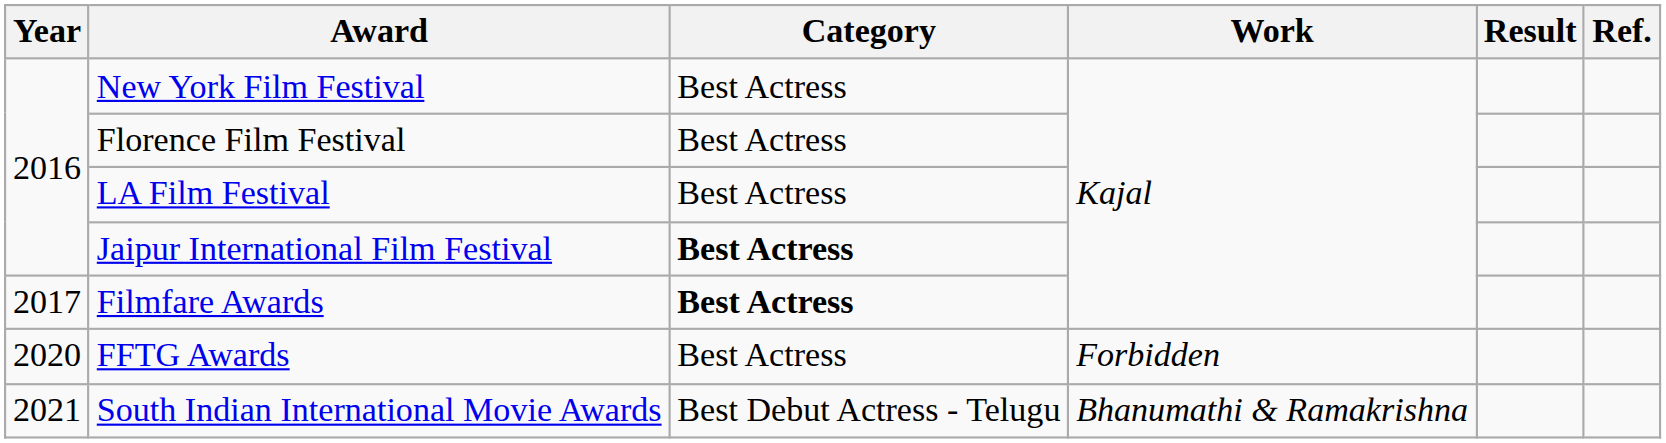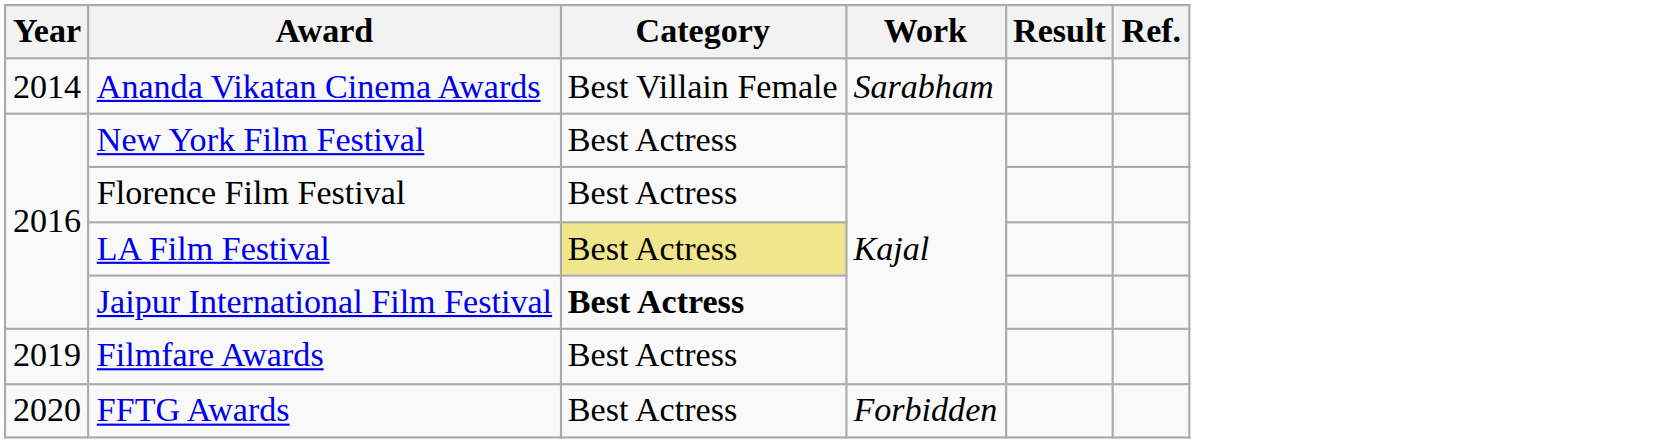+ row: (319, 85)
(762, 193) no background -> (653, 247) khaki background
(47, 301) 2017 -> (47, 355) 2019
(765, 301) bold -> (653, 355) normal
- row: (379, 409)
